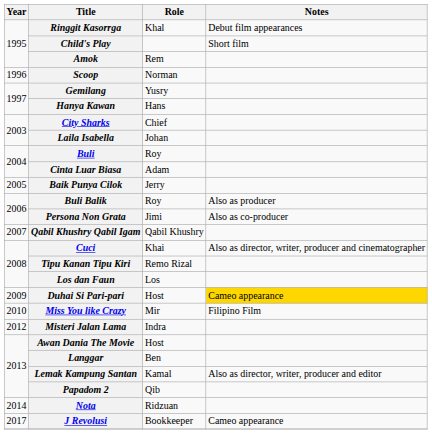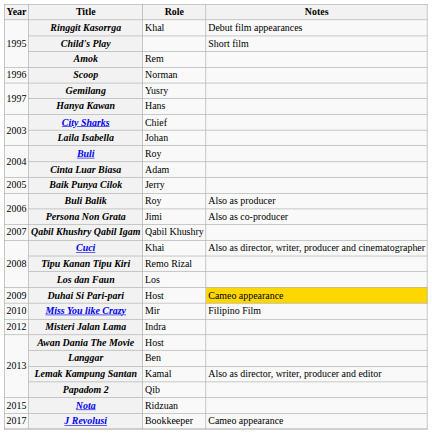(17, 405) 2014 -> (17, 405) 2015
